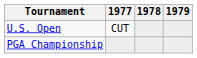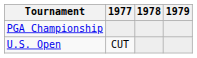rows swapped: (34, 29) <-> (55, 45)
